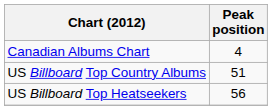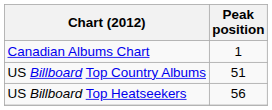(238, 51) 4 -> (238, 51) 1
